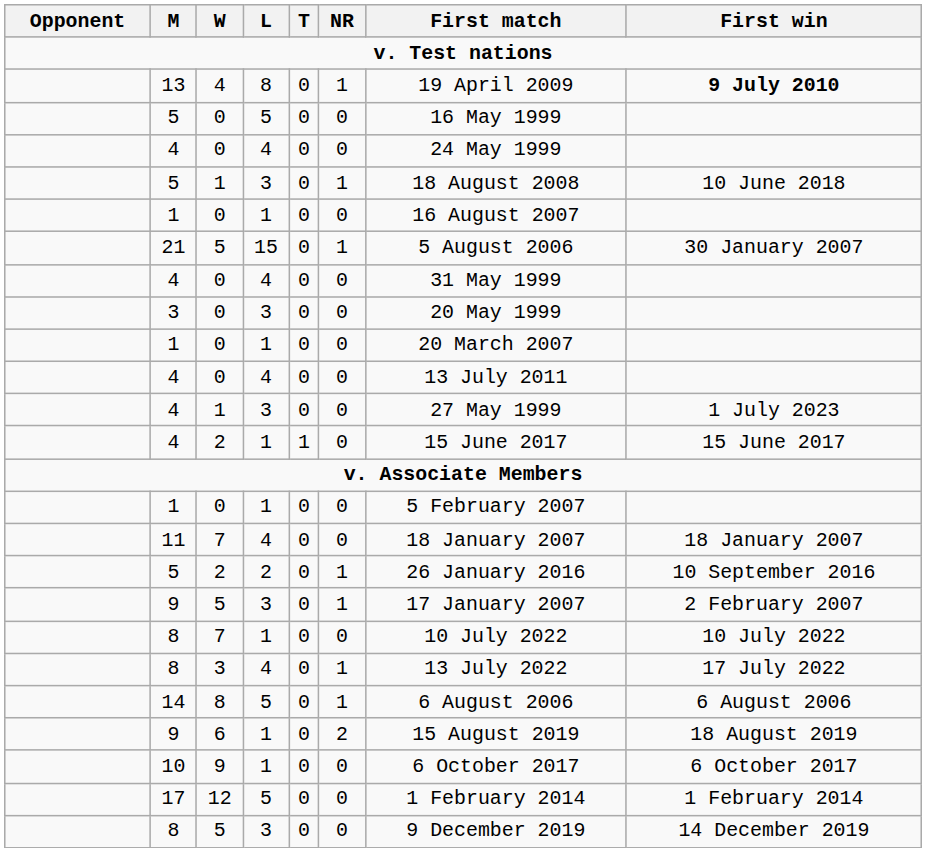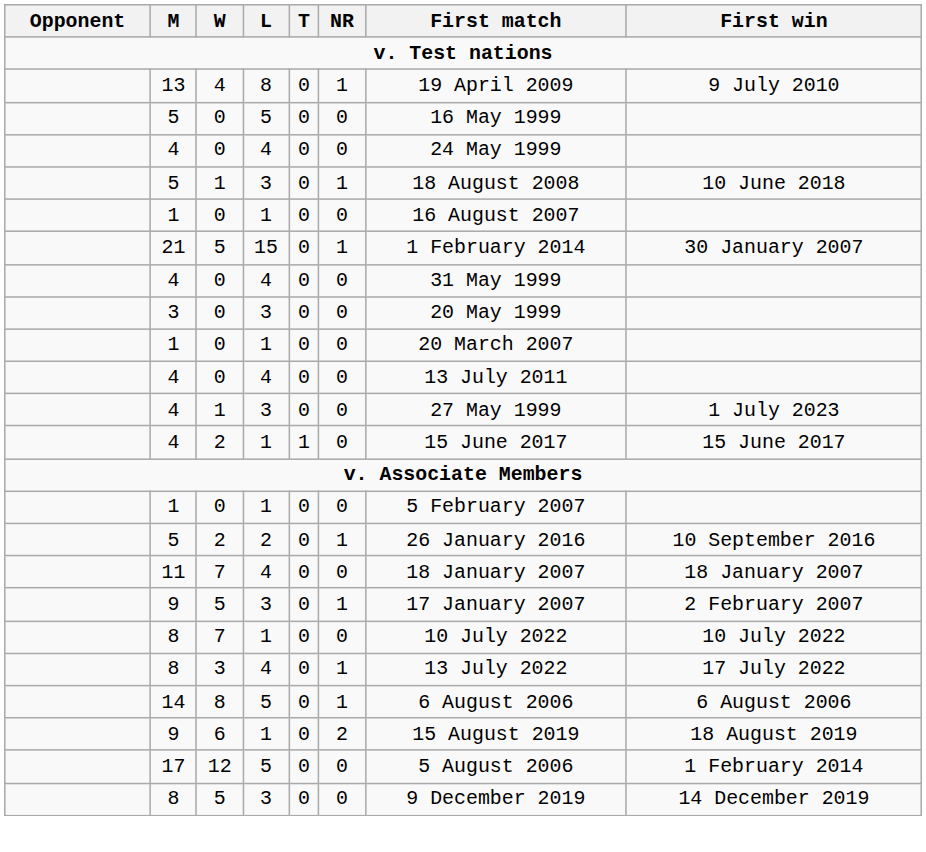(774, 86) bold -> (774, 86) normal
(496, 248) 5 August 2006 -> (496, 248) 1 February 2014
rows swapped: (173, 540) <-> (173, 572)
- row: (173, 767)
(496, 799) 1 February 2014 -> (496, 767) 5 August 2006
